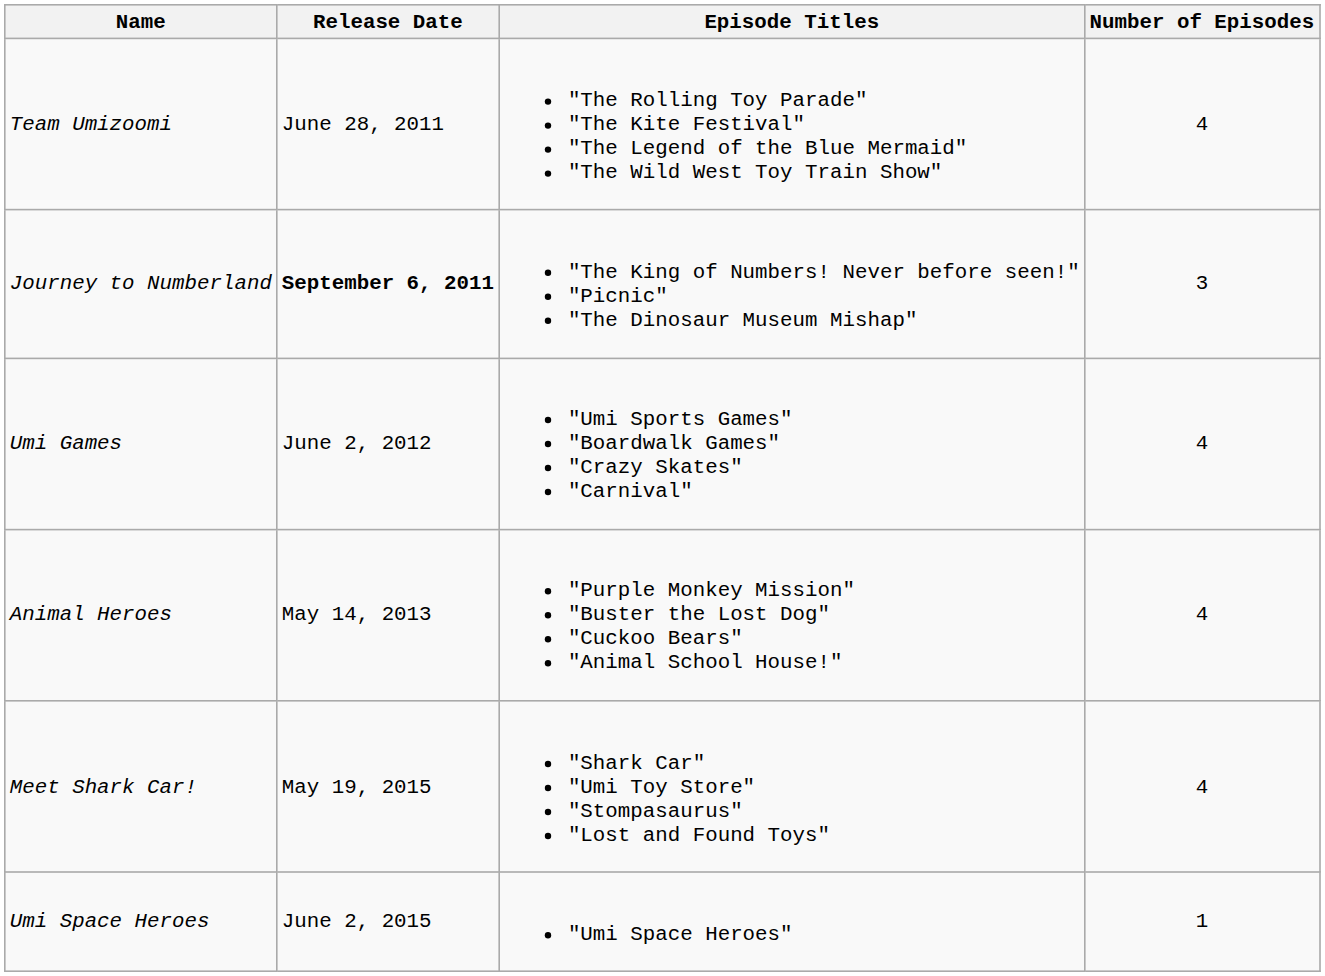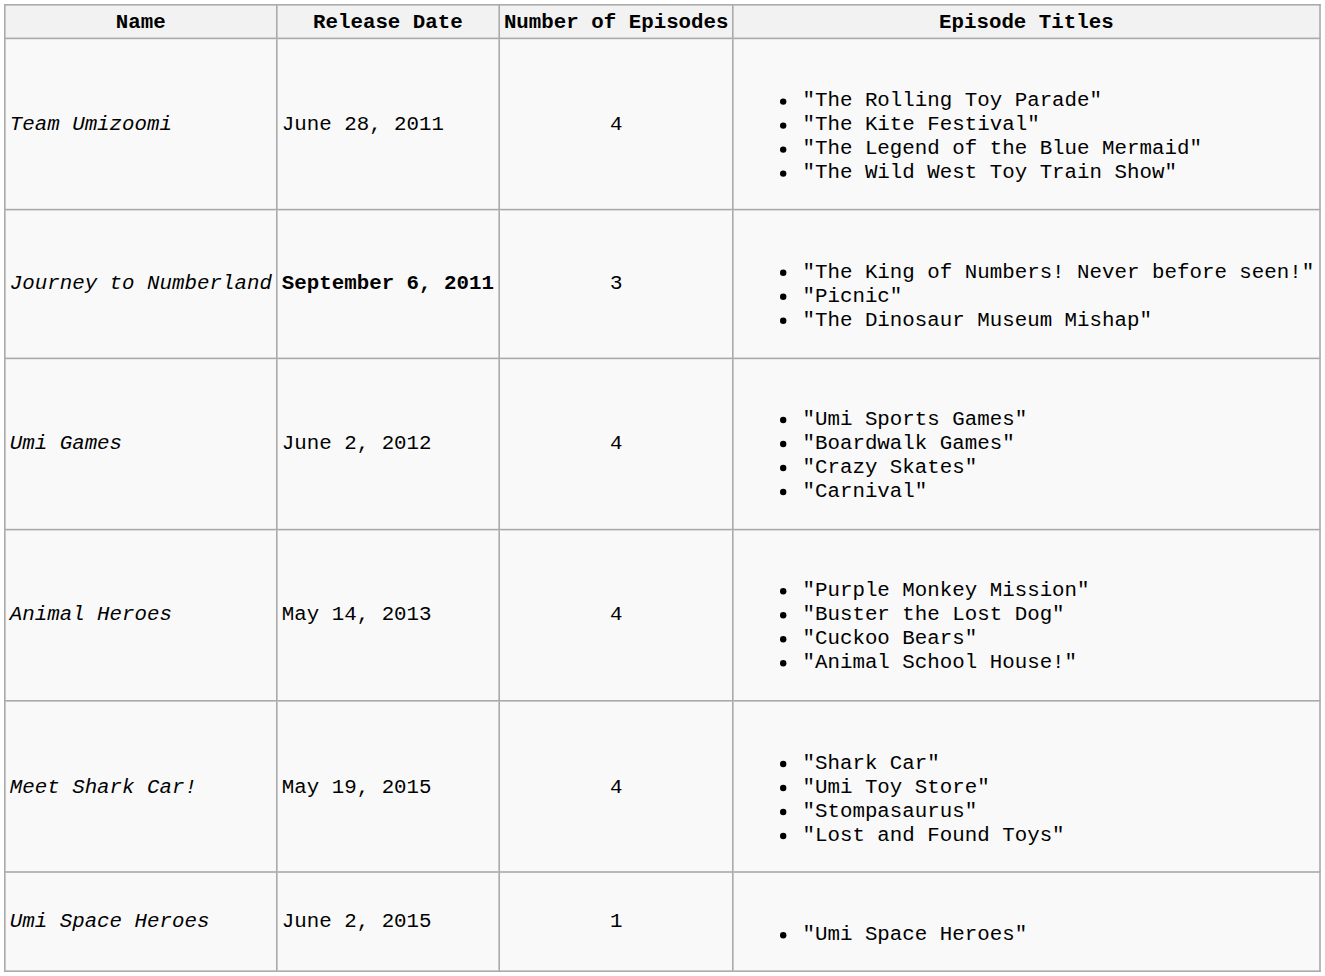columns swapped: (1202, 22) <-> (792, 22)
